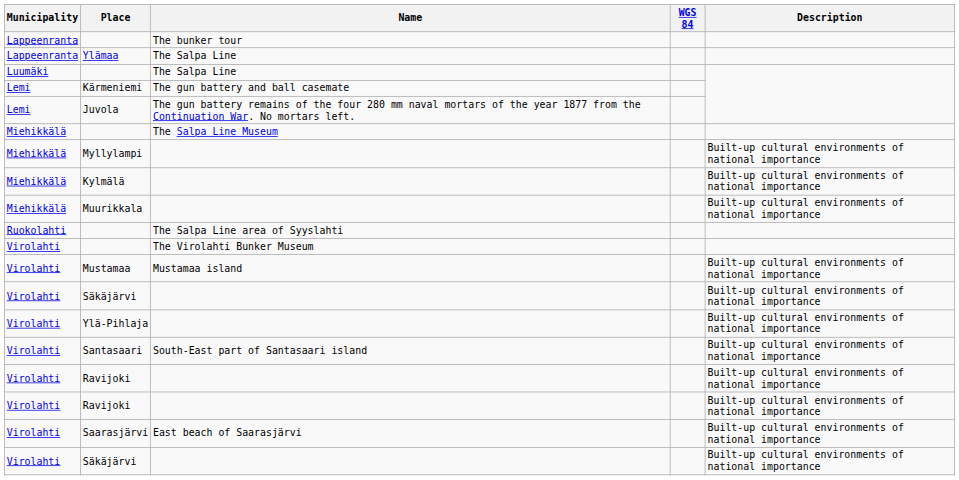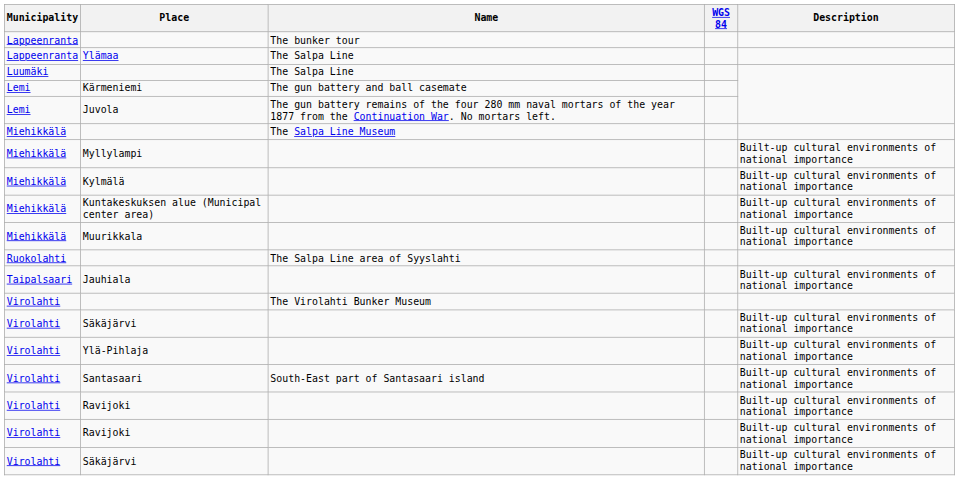+ row: (172, 209)
+ row: (107, 280)
- row: (107, 268)
- row: (116, 433)
